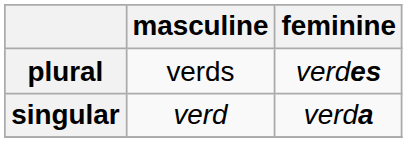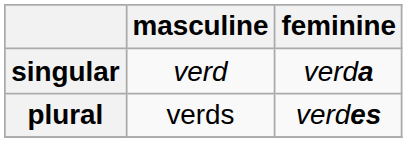rows swapped: (65, 114) <-> (65, 70)
